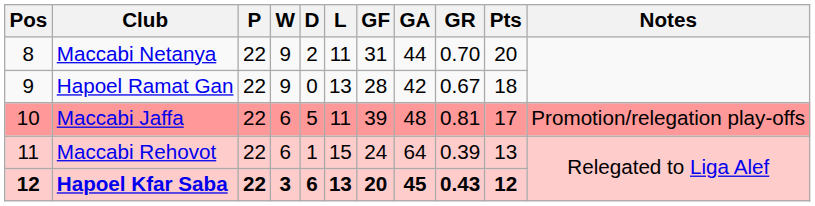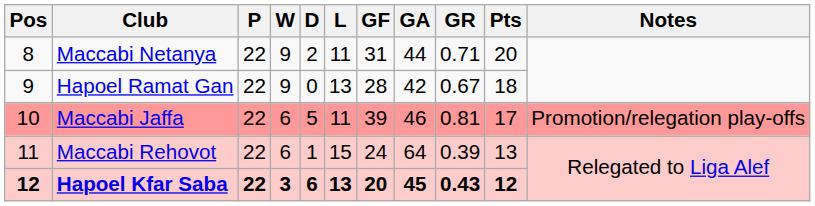(460, 53) 0.70 -> (460, 53) 0.71
(415, 119) 48 -> (415, 119) 46
